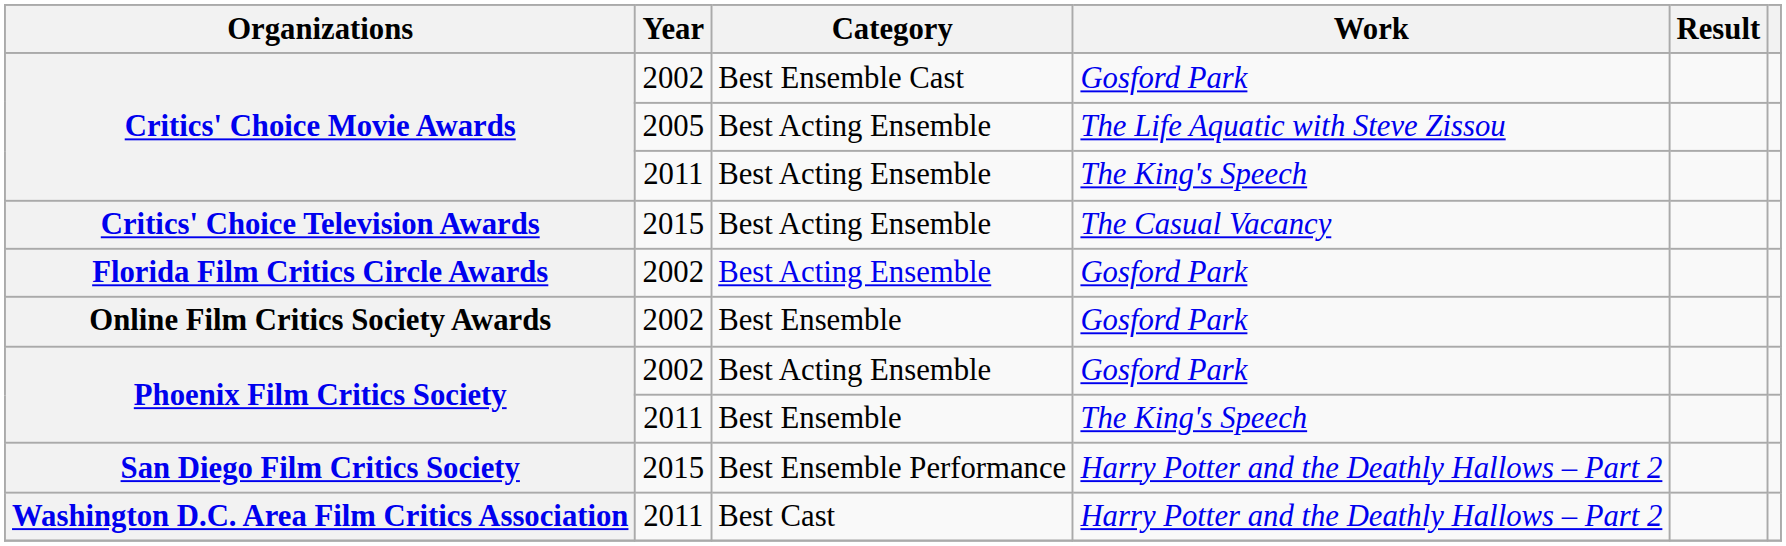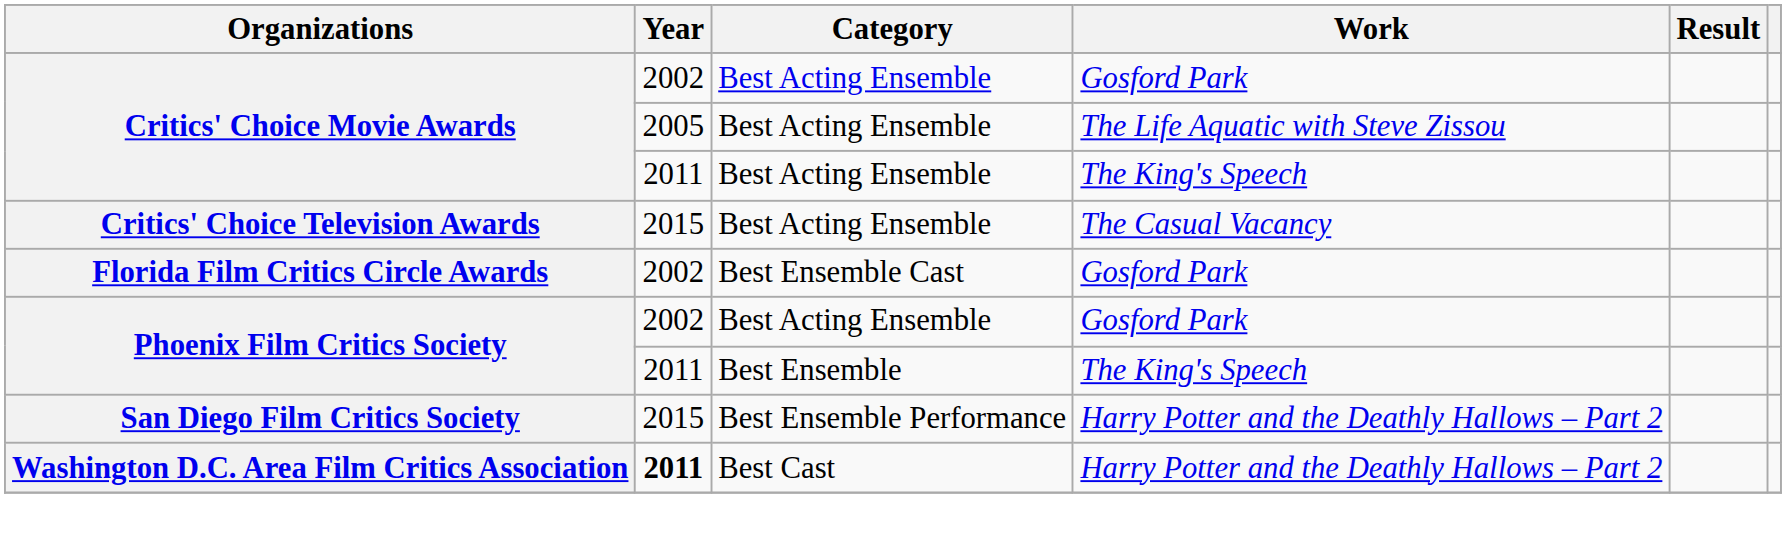(841, 77) Best Ensemble Cast -> (855, 77) Best Acting Ensemble
(855, 272) Best Acting Ensemble -> (841, 272) Best Ensemble Cast
- row: (320, 321)
(673, 516) normal -> (673, 467) bold
